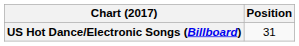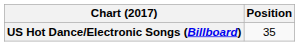(269, 31) 31 -> (269, 31) 35
